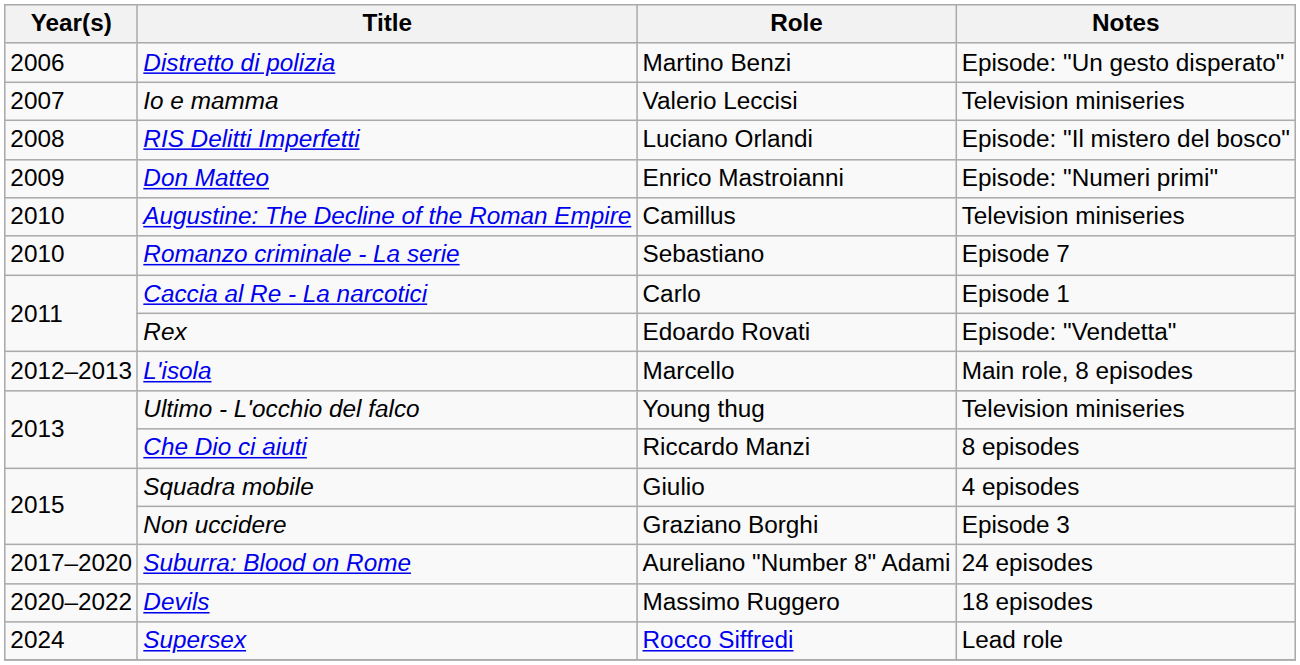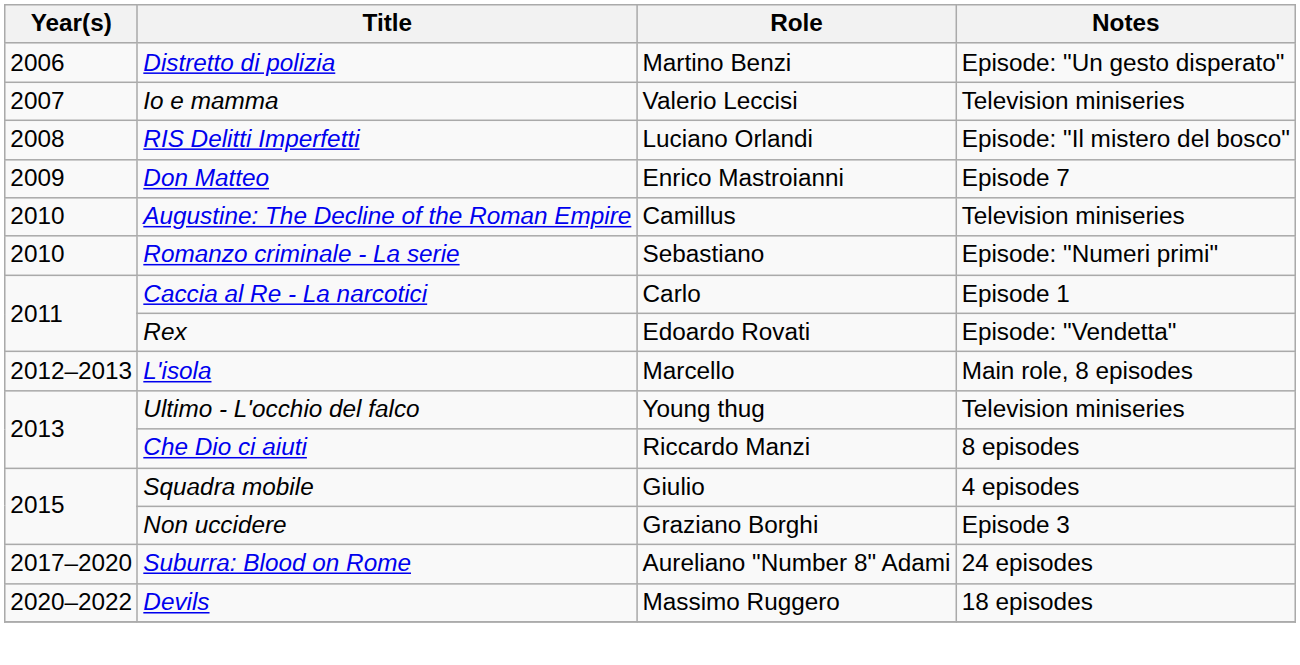(1090, 178) Episode: "Numeri primi" -> (1016, 178) Episode 7
(1016, 255) Episode 7 -> (1090, 255) Episode: "Numeri primi"
- row: (195, 640)
